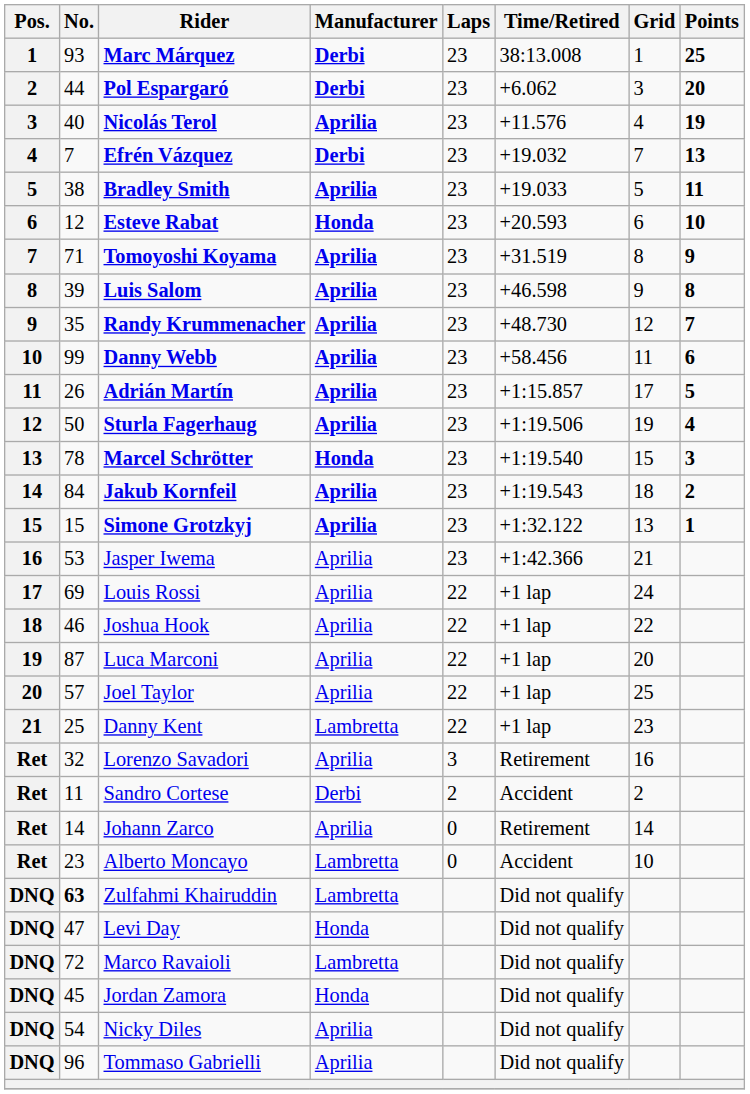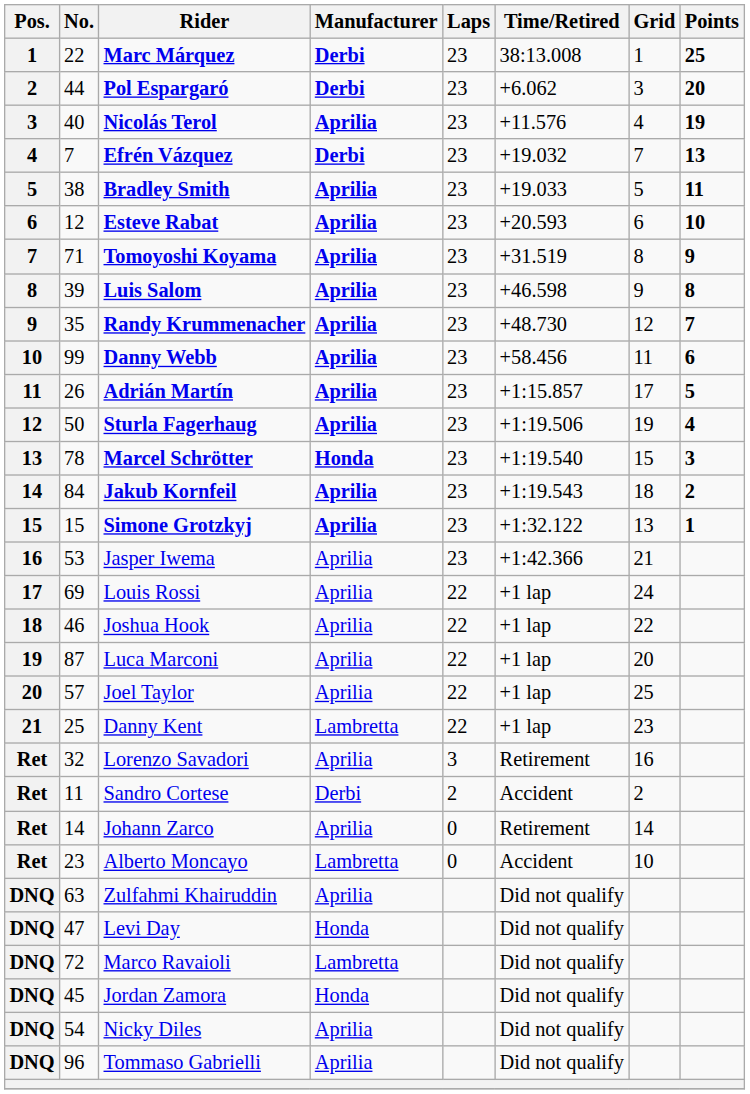(74, 55) 93 -> (74, 55) 22
(344, 222) Honda -> (346, 222) Aprilia
(74, 894) bold -> (74, 894) normal
(357, 894) Lambretta -> (344, 894) Aprilia
